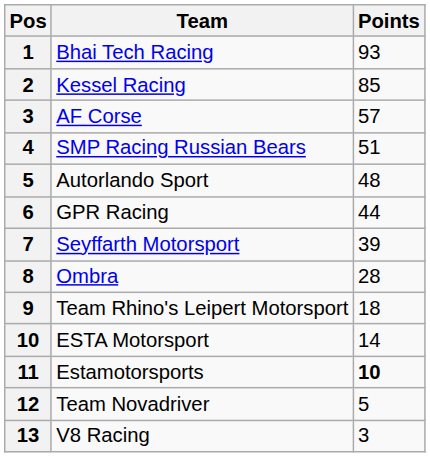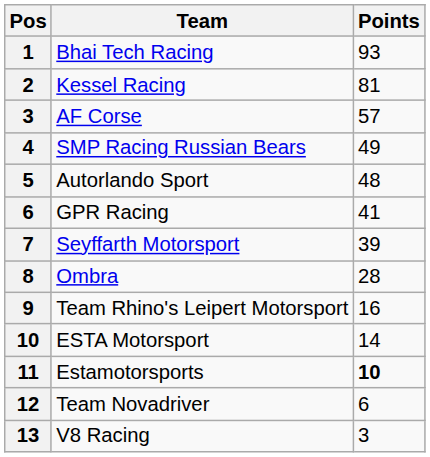(369, 84) 85 -> (369, 84) 81
(369, 148) 51 -> (369, 148) 49
(369, 212) 44 -> (369, 212) 41
(369, 308) 18 -> (369, 308) 16
(364, 404) 5 -> (364, 404) 6
